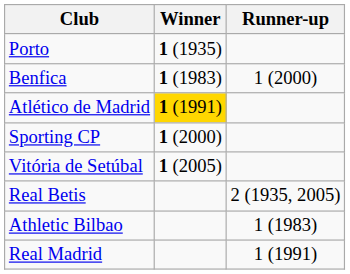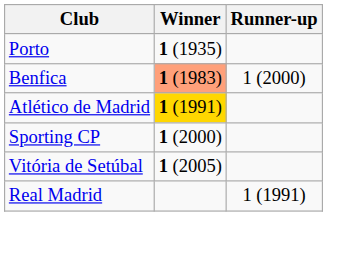(190, 78) no background -> (190, 78) lightsalmon background
- row: (47, 195)
- row: (66, 225)
